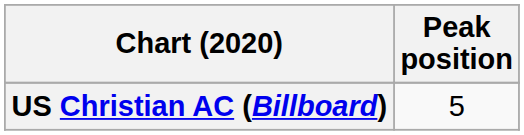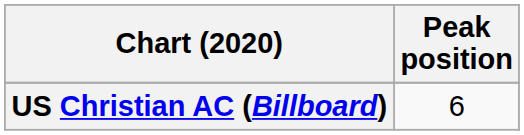(457, 105) 5 -> (457, 105) 6
